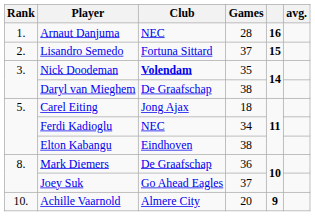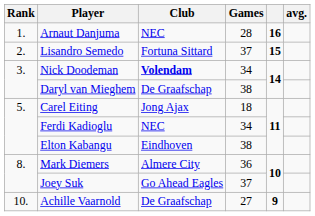(246, 70) 35 -> (246, 70) 34
(176, 164) De Graafschap -> (170, 164) Almere City
(170, 201) Almere City -> (176, 201) De Graafschap
(246, 201) 20 -> (246, 201) 27
